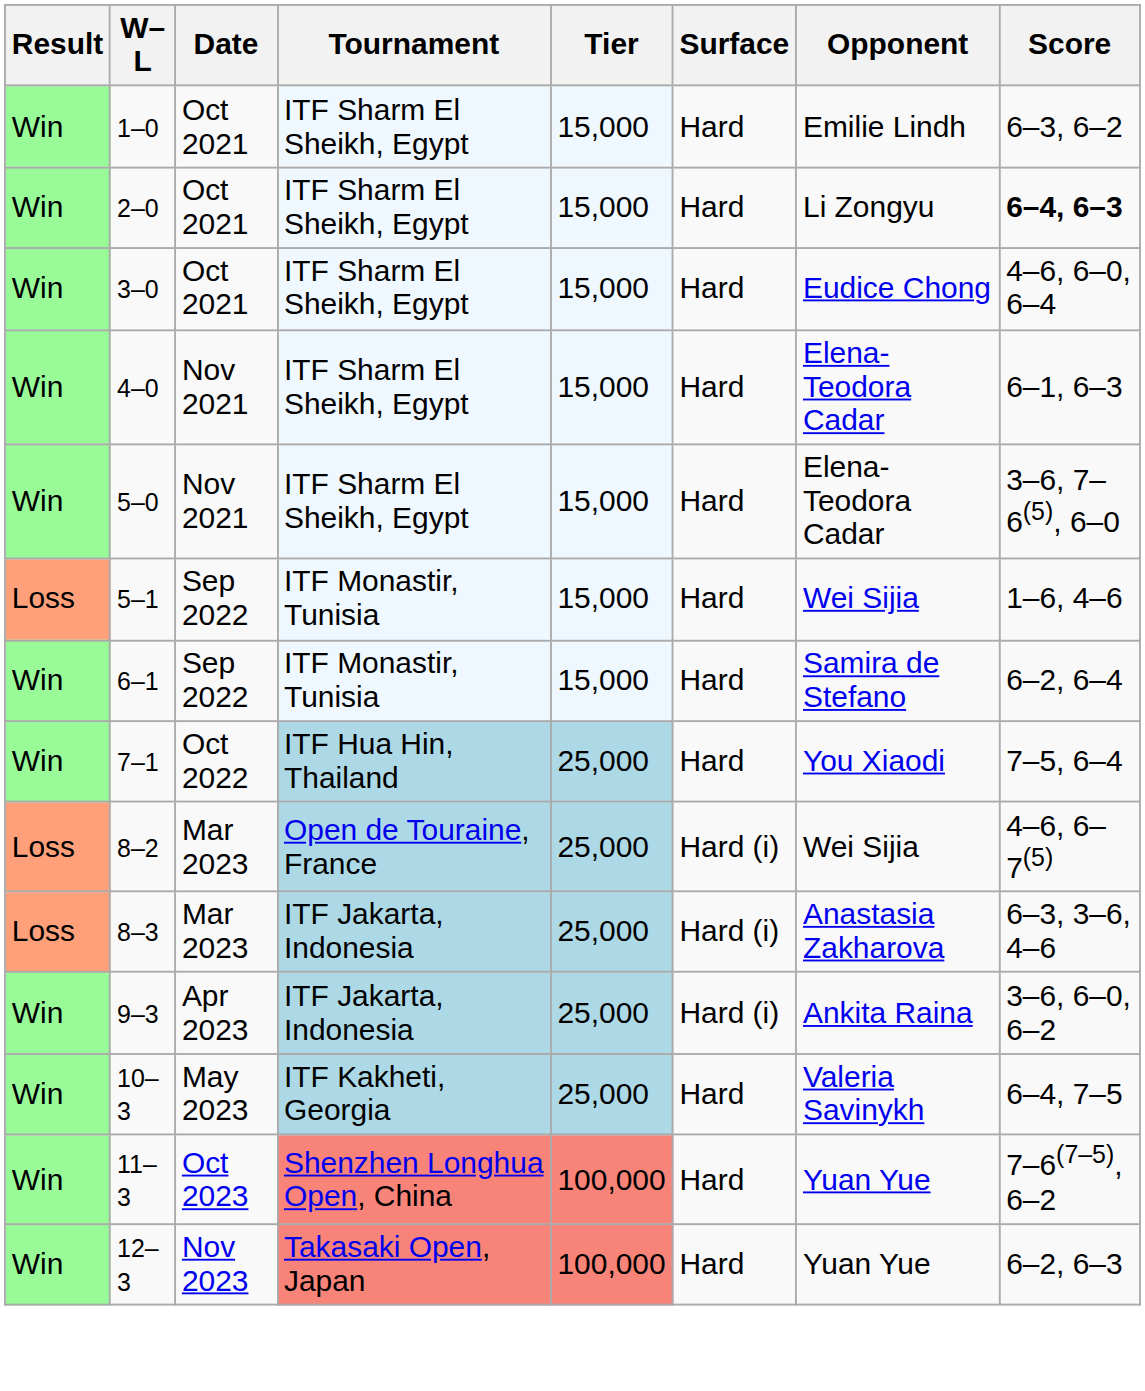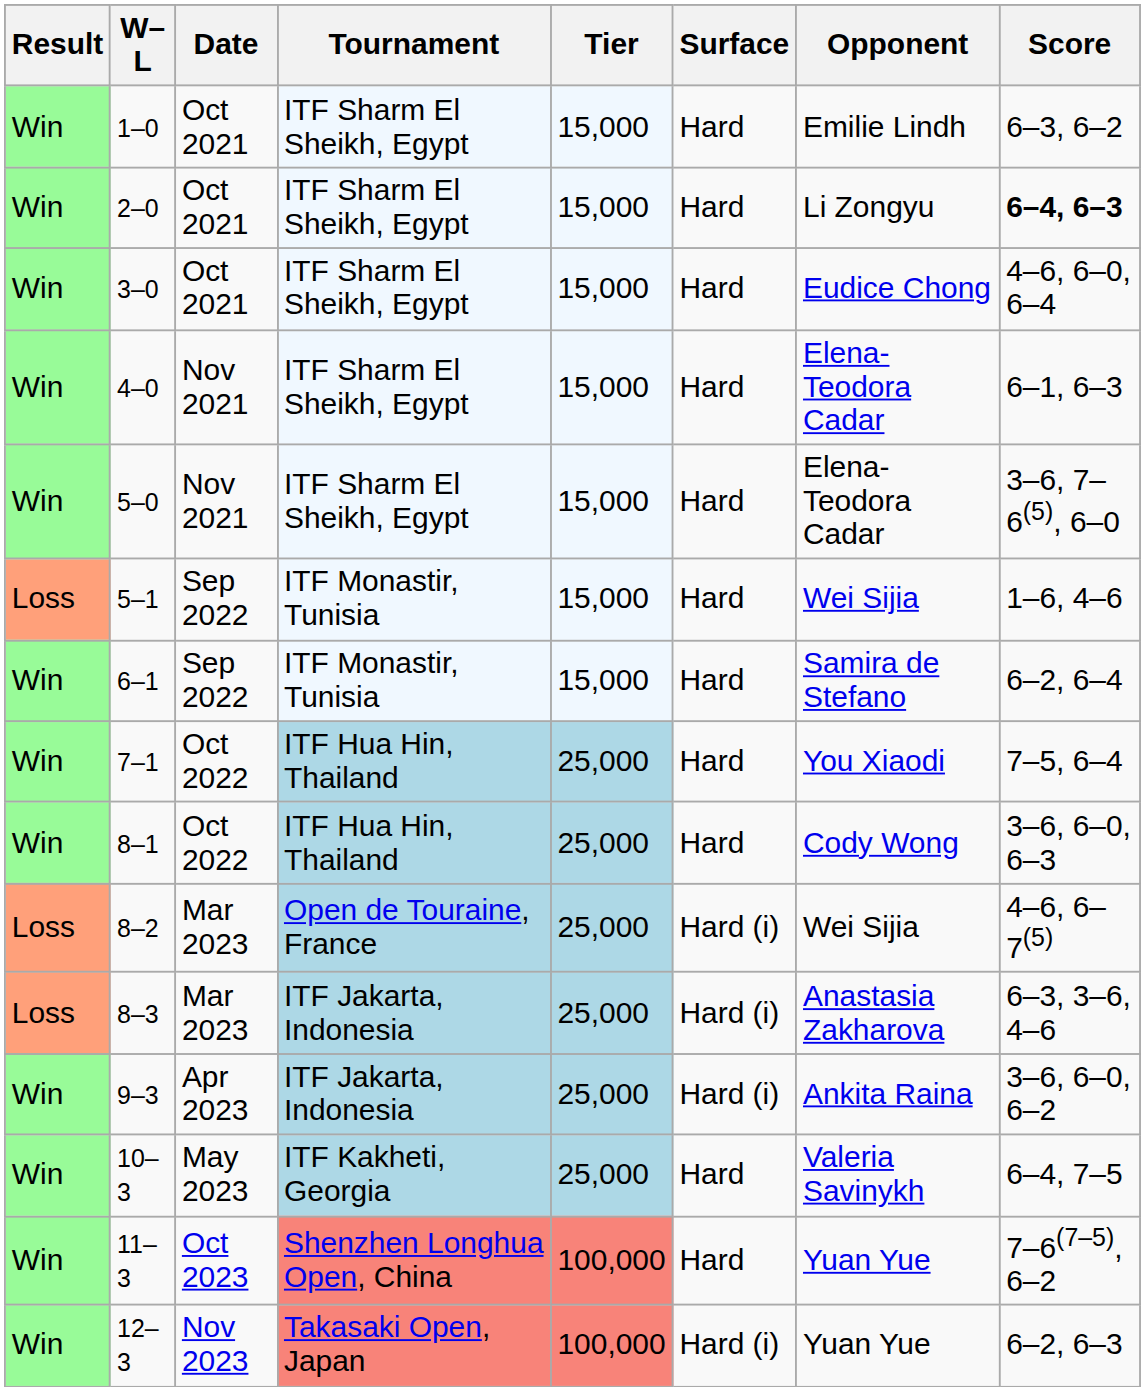+ row: (138, 844)
(712, 1264) Hard -> (729, 1345) Hard (i)
